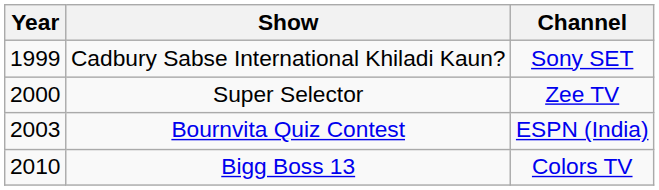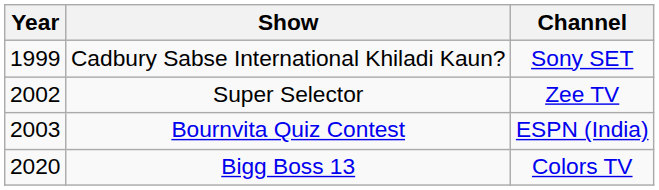(35, 94) 2000 -> (35, 94) 2002
(35, 166) 2010 -> (35, 166) 2020
